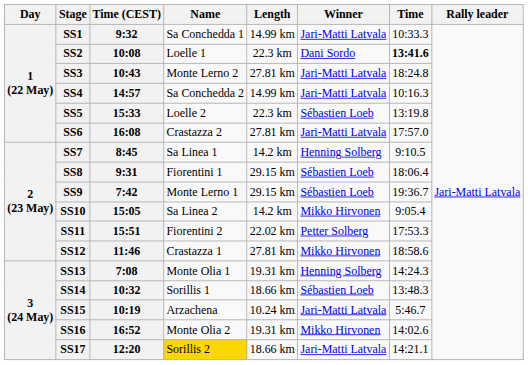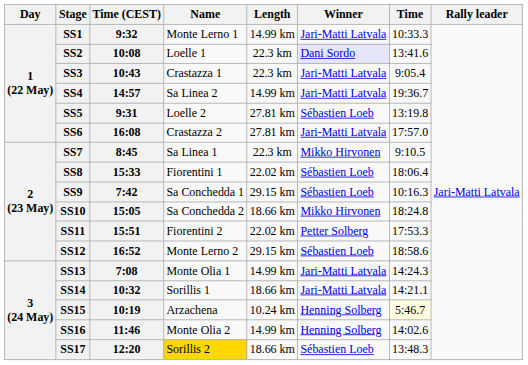(205, 34) Sa Conchedda 1 -> (202, 34) Monte Lerno 1
(328, 54) no background -> (328, 54) lavender background
(410, 54) bold -> (410, 54) normal
(202, 73) Monte Lerno 2 -> (194, 73) Crastazza 1
(272, 73) 27.81 km -> (272, 73) 22.3 km
(410, 73) 18:24.8 -> (410, 73) 9:05.4
(205, 93) Sa Conchedda 2 -> (192, 93) Sa Linea 2
(410, 93) 10:16.3 -> (410, 93) 19:36.7
(127, 113) 15:33 -> (127, 113) 9:31
(272, 113) 22.3 km -> (272, 113) 27.81 km
(272, 152) 14.2 km -> (272, 152) 22.3 km
(341, 152) Henning Solberg -> (340, 152) Mikko Hirvonen
(127, 172) 9:31 -> (127, 172) 15:33
(272, 172) 29.15 km -> (272, 172) 22.02 km
(202, 192) Monte Lerno 1 -> (205, 192) Sa Conchedda 1
(410, 192) 19:36.7 -> (410, 192) 10:16.3
(192, 211) Sa Linea 2 -> (205, 211) Sa Conchedda 2
(272, 211) 14.2 km -> (272, 211) 18.66 km
(410, 211) 9:05.4 -> (410, 211) 18:24.8
(127, 251) 11:46 -> (127, 251) 16:52
(194, 251) Crastazza 1 -> (202, 251) Monte Lerno 2
(272, 251) 27.81 km -> (272, 251) 29.15 km
(340, 251) Mikko Hirvonen -> (337, 251) Sébastien Loeb
(272, 271) 19.31 km -> (272, 271) 14.99 km
(341, 271) Henning Solberg -> (343, 271) Jari-Matti Latvala
(337, 290) Sébastien Loeb -> (343, 290) Jari-Matti Latvala
(410, 290) 13:48.3 -> (410, 290) 14:21.1
(343, 310) Jari-Matti Latvala -> (341, 310) Henning Solberg
(410, 310) no background -> (410, 310) lightyellow background
(127, 330) 16:52 -> (127, 330) 11:46
(272, 330) 19.31 km -> (272, 330) 14.99 km
(340, 330) Mikko Hirvonen -> (341, 330) Henning Solberg
(343, 349) Jari-Matti Latvala -> (337, 349) Sébastien Loeb
(410, 349) 14:21.1 -> (410, 349) 13:48.3
